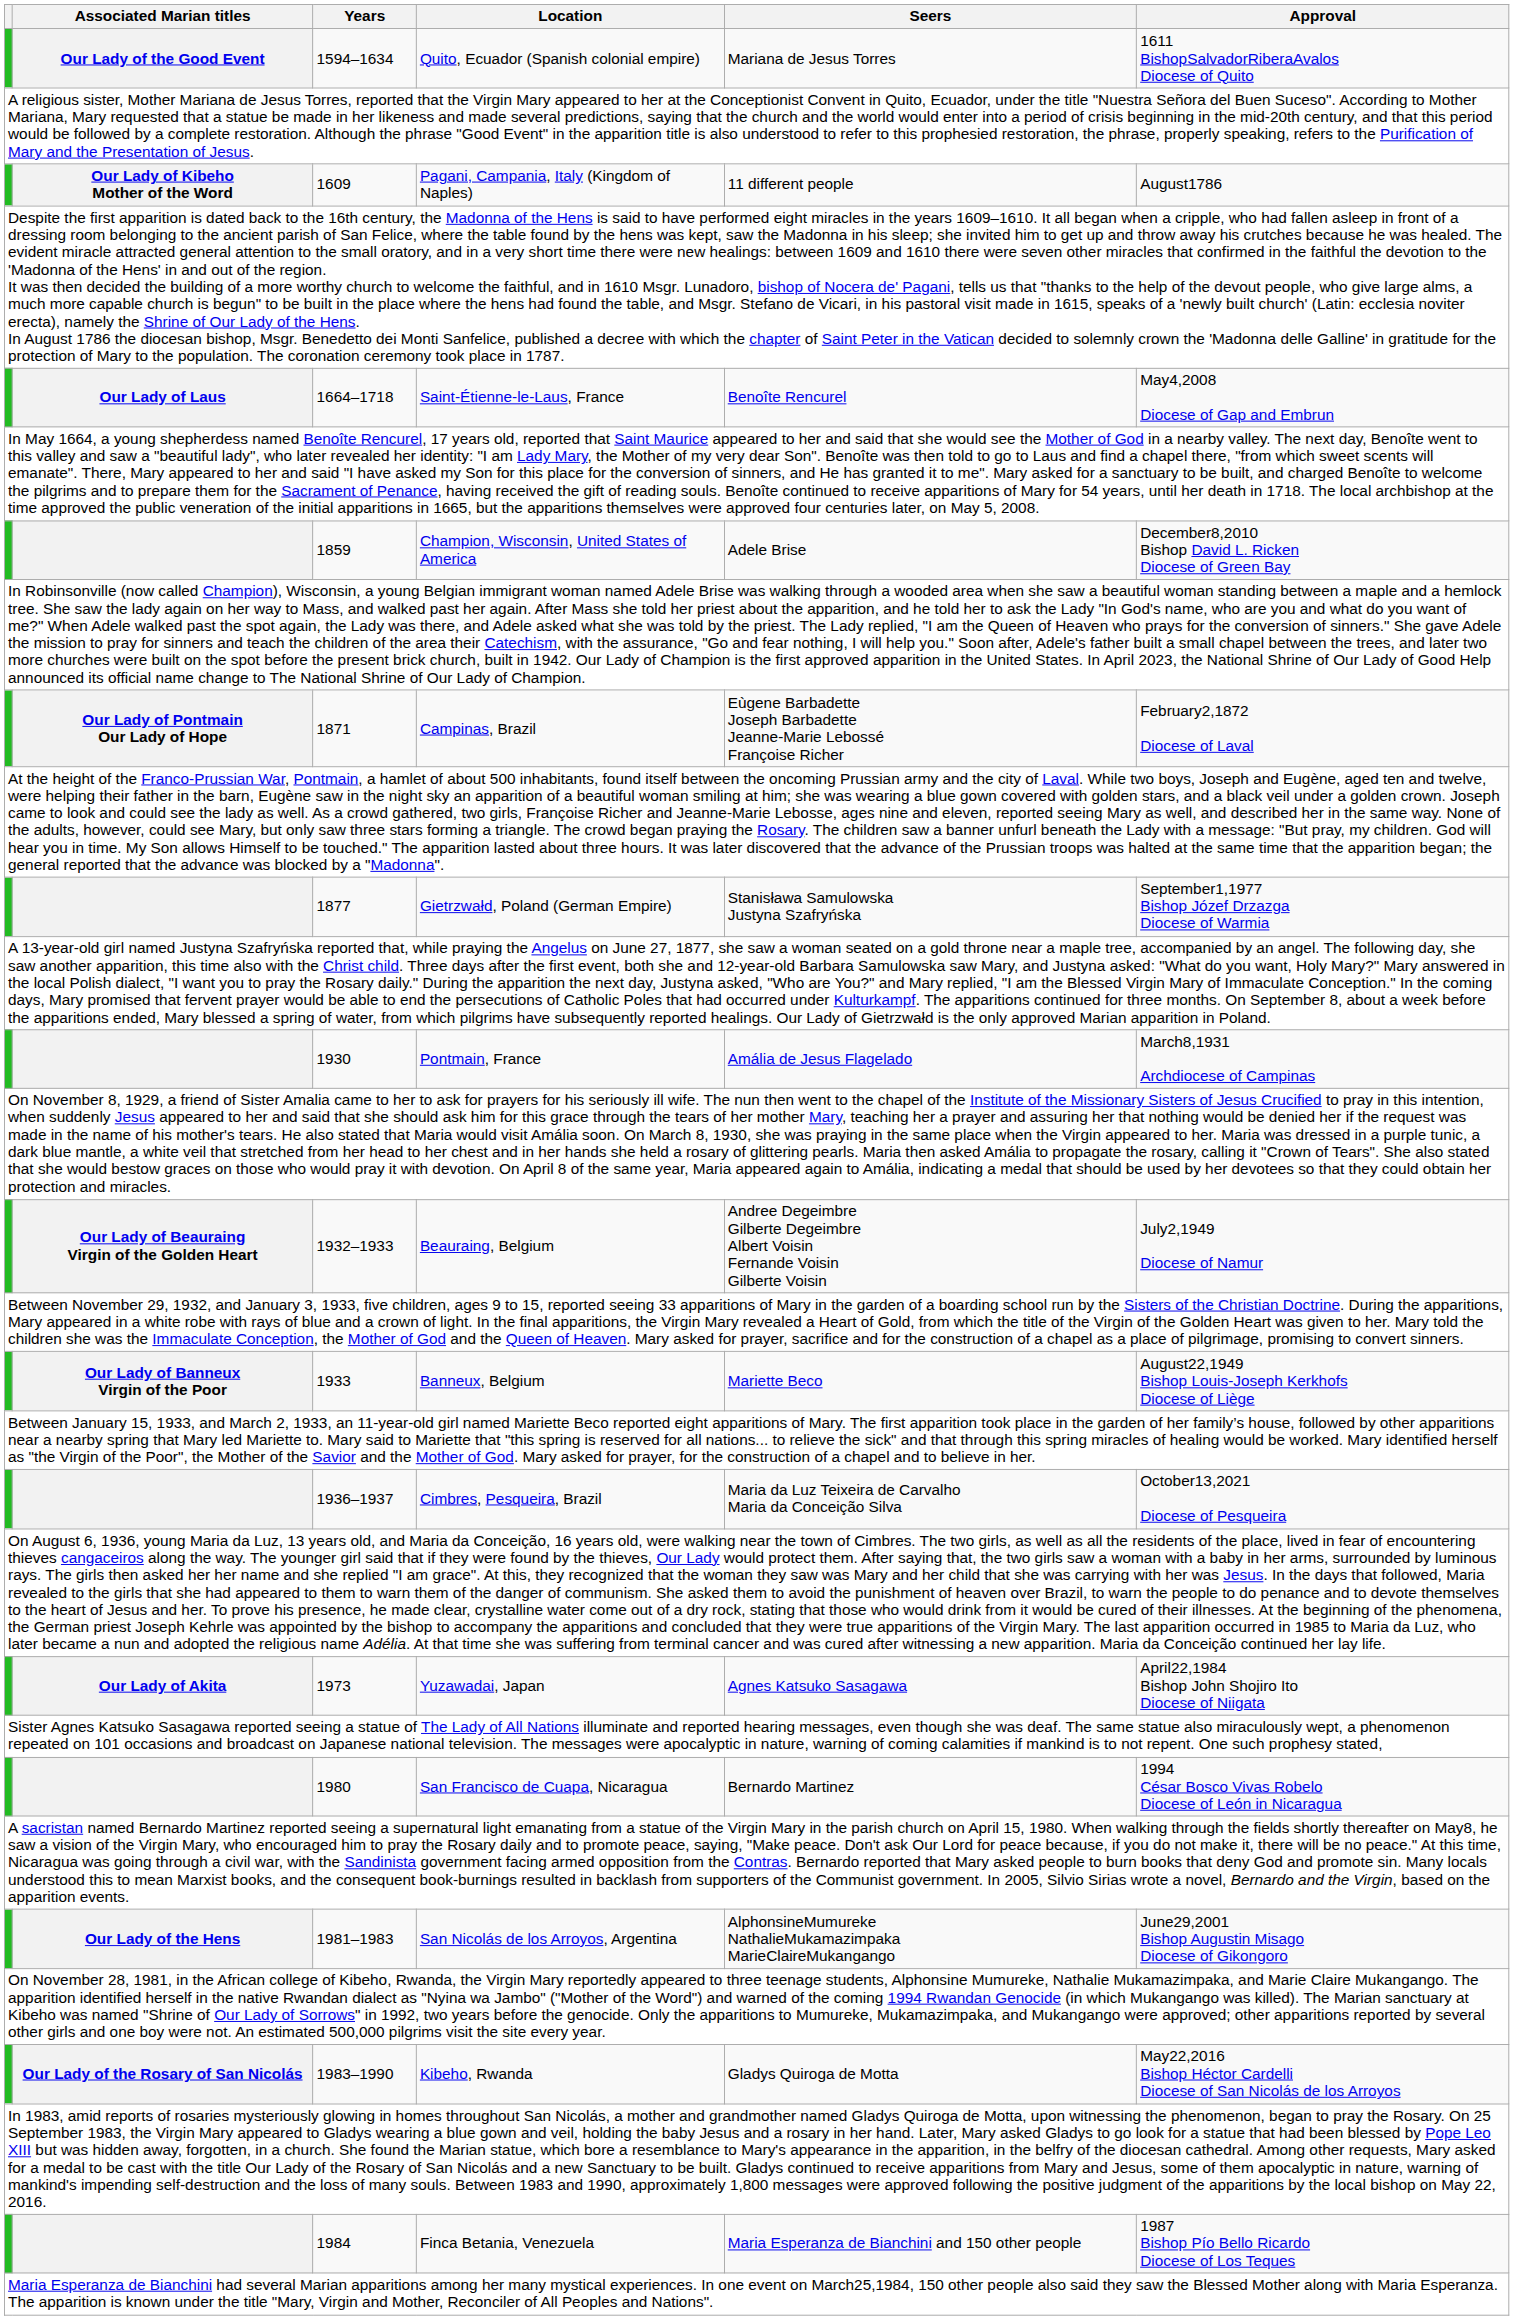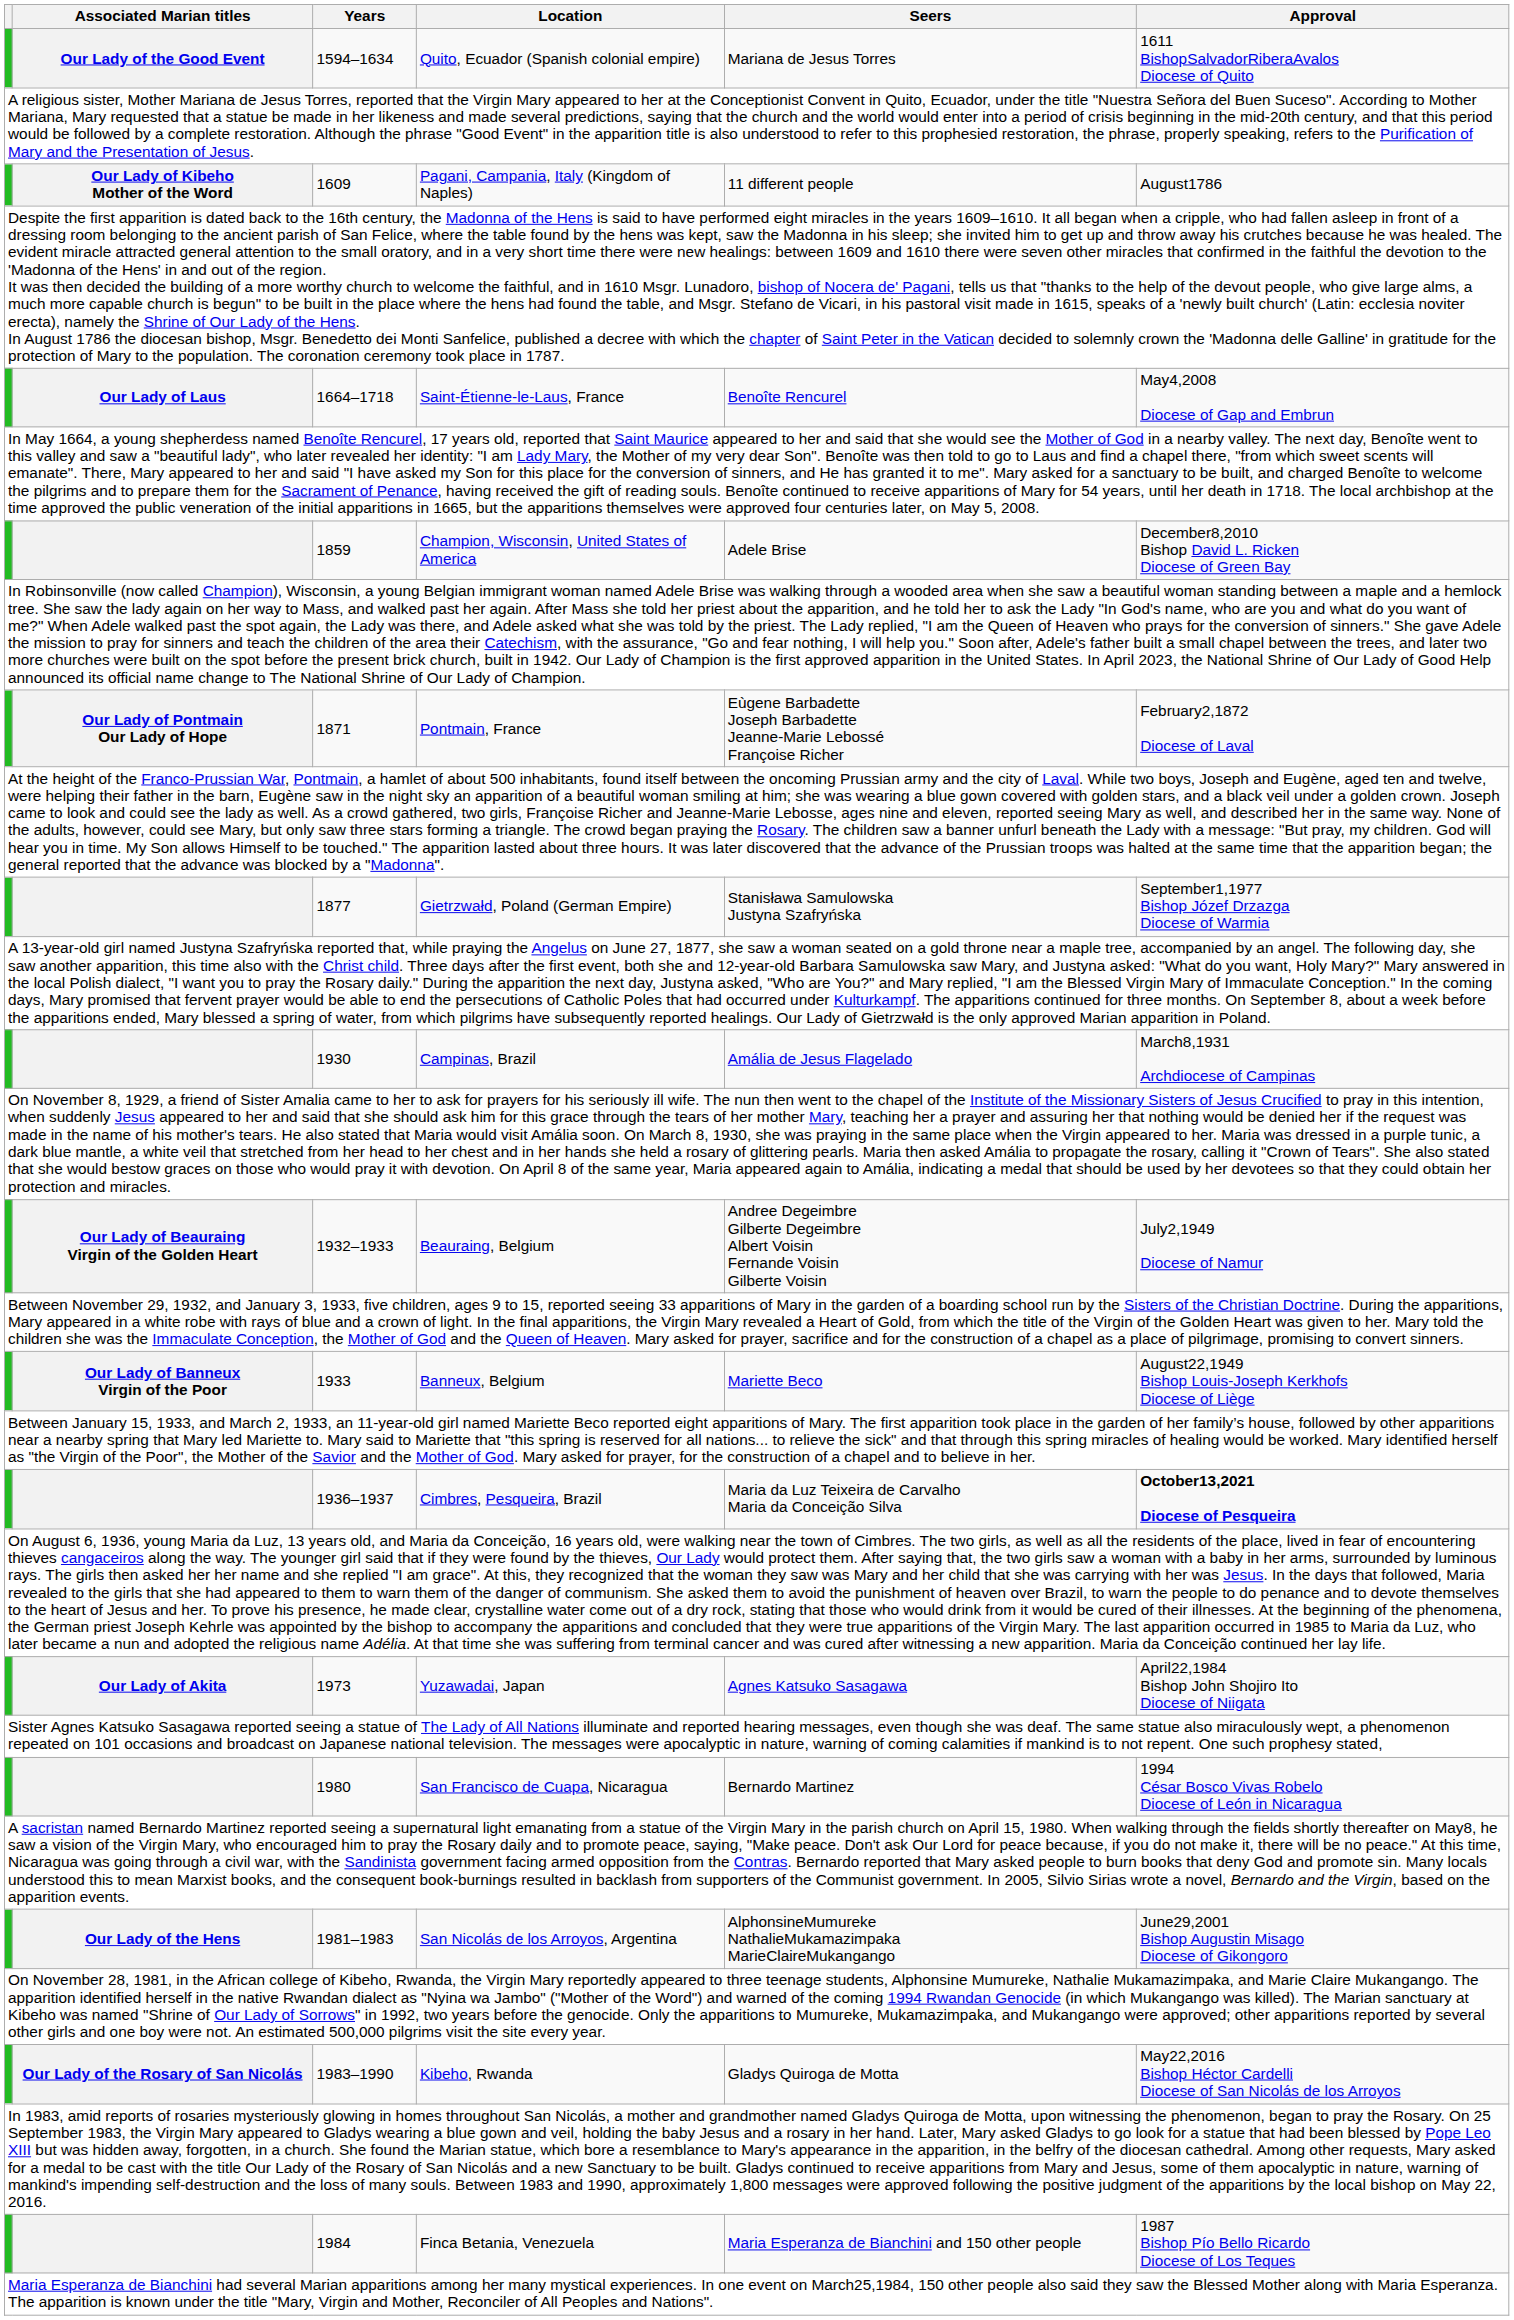(478, 728) Campinas, Brazil -> (480, 728) Pontmain, France
(480, 1059) Pontmain, France -> (478, 1059) Campinas, Brazil
(1213, 1499) normal -> (1218, 1499) bold
